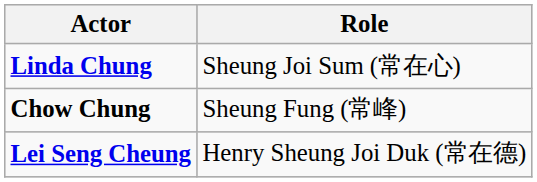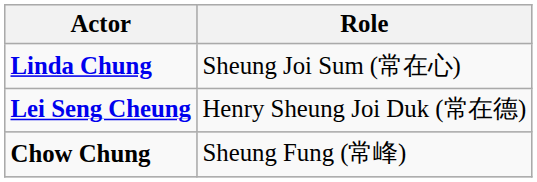rows swapped: (80, 109) <-> (101, 153)
